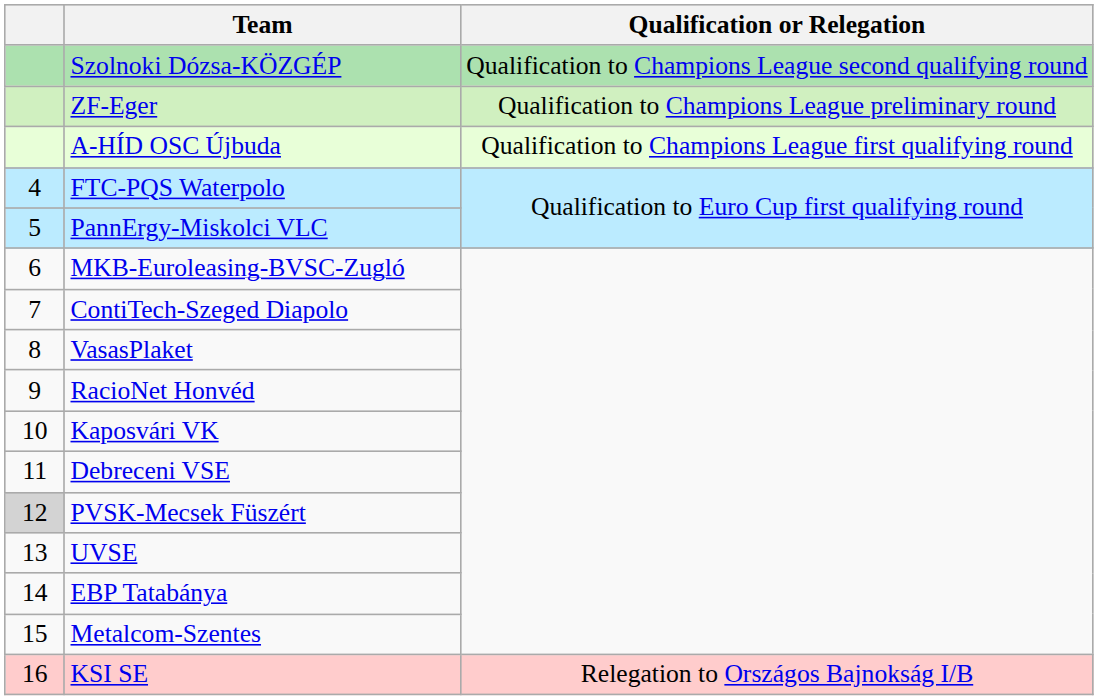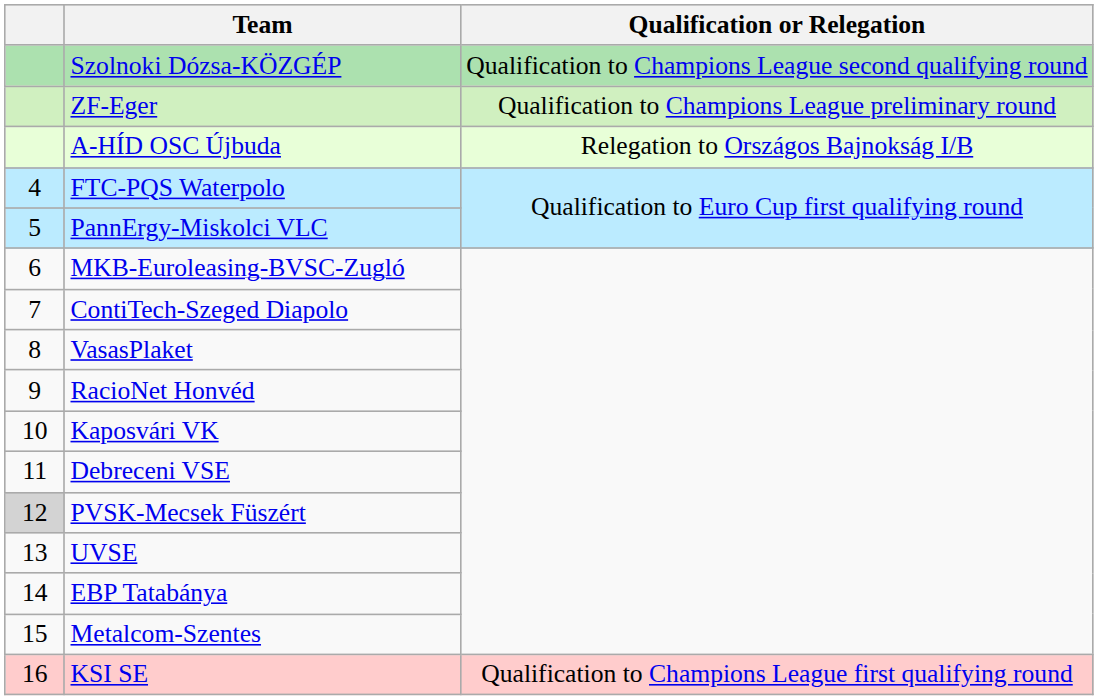(777, 146) Qualification to Champions League first qualifying round -> (777, 146) Relegation to Országos Bajnokság I/B
(777, 674) Relegation to Országos Bajnokság I/B -> (777, 674) Qualification to Champions League first qualifying round
